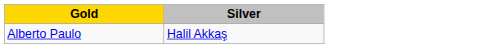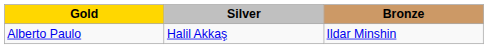+ column: (404, 14)
